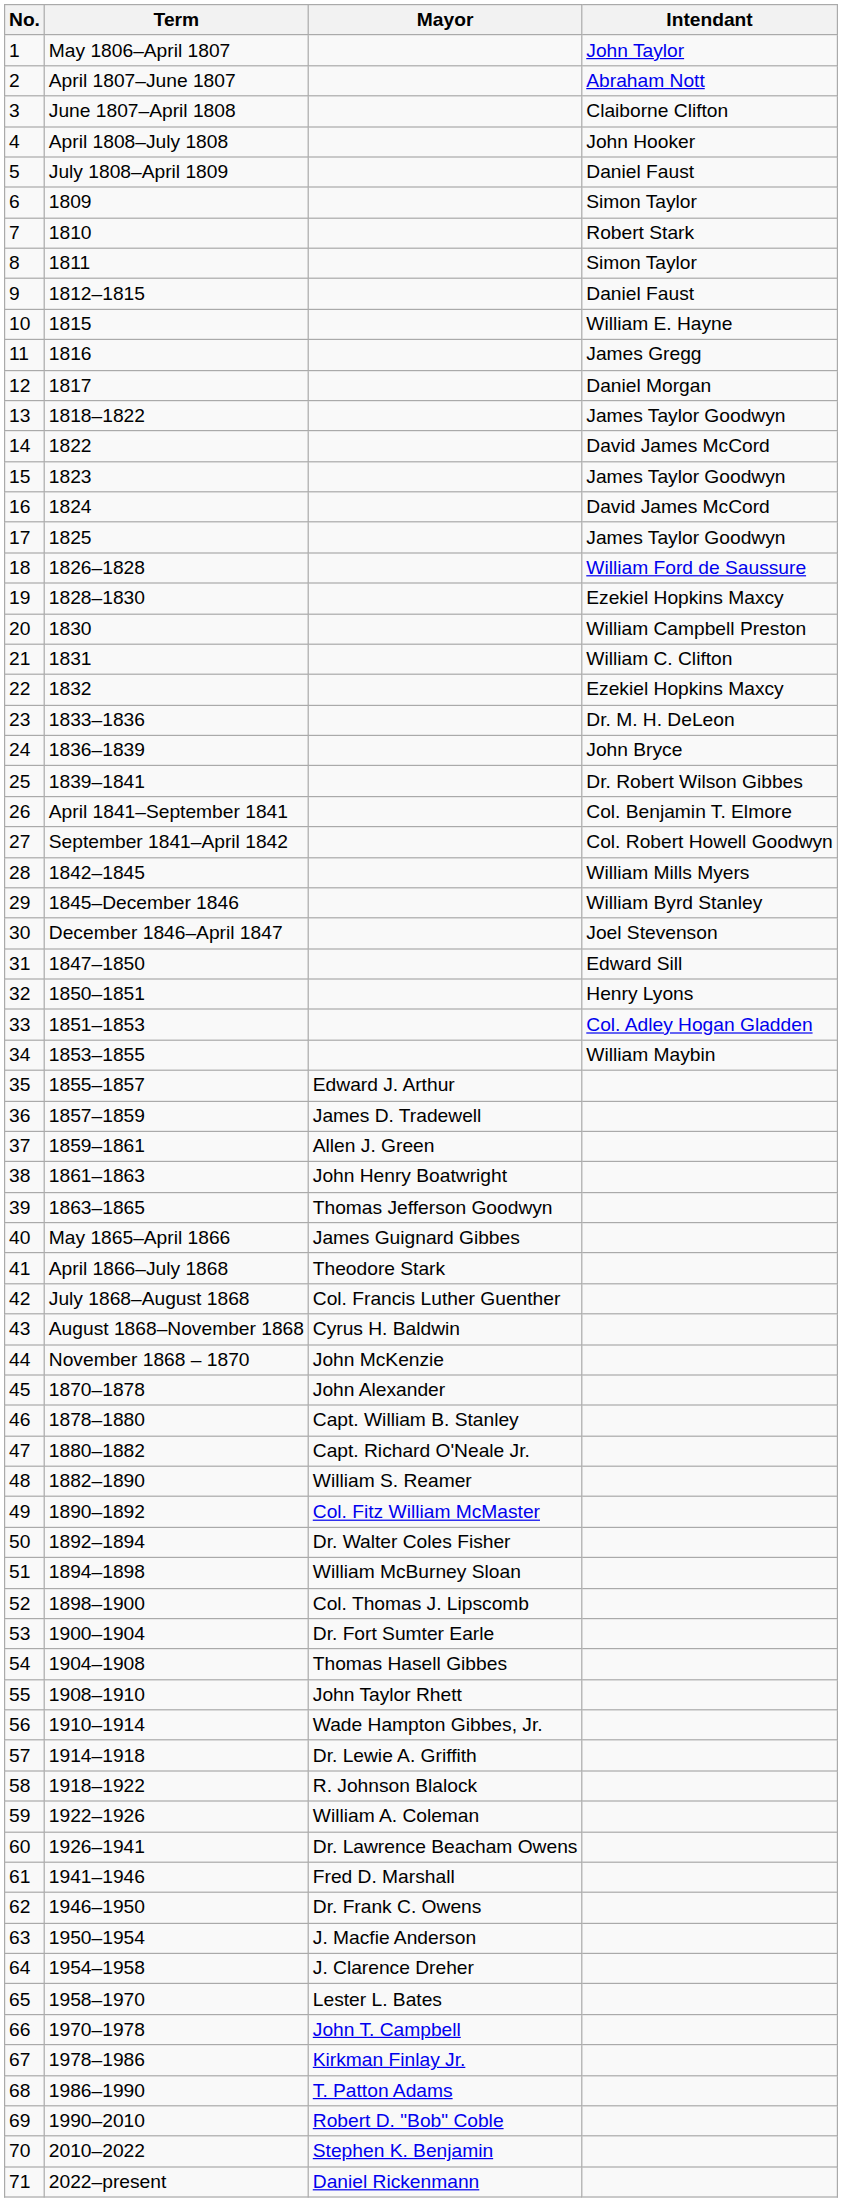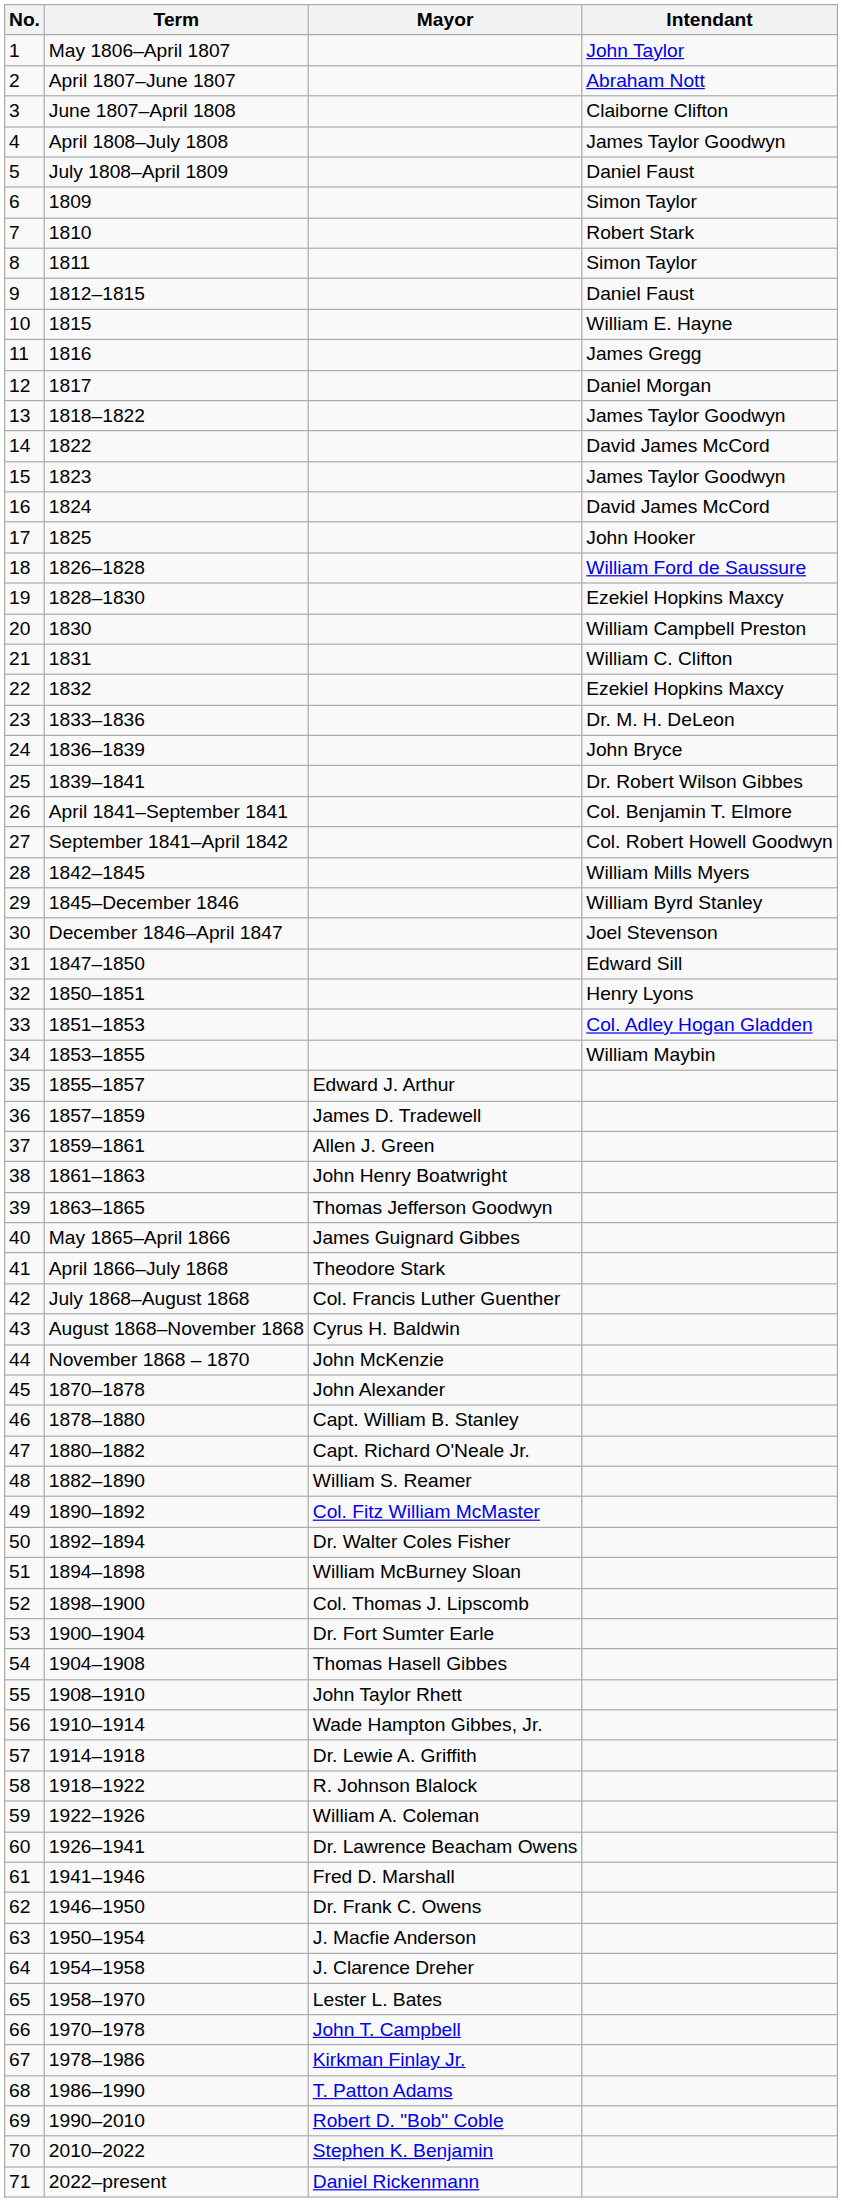(641, 141) John Hooker -> (686, 141) James Taylor Goodwyn
(686, 537) James Taylor Goodwyn -> (641, 537) John Hooker
